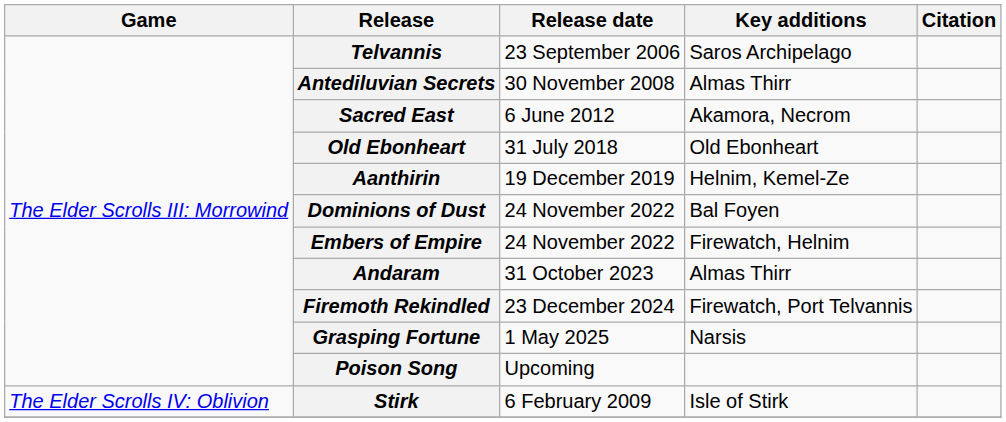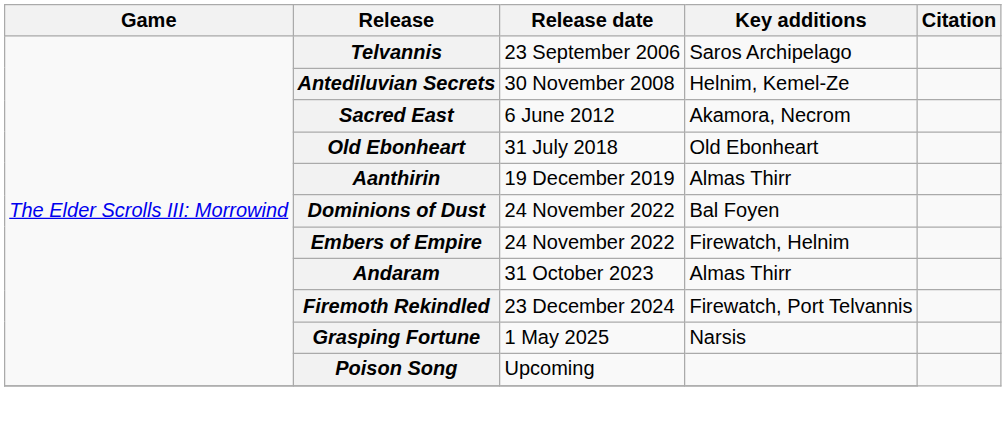(740, 83) Almas Thirr -> (769, 83) Helnim, Kemel-Ze
(769, 178) Helnim, Kemel-Ze -> (740, 178) Almas Thirr
- row: (396, 400)
